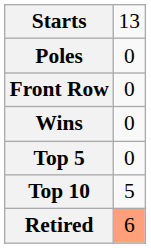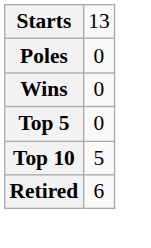- row: (59, 89)
(129, 225) lightsalmon background -> (99, 191) no background
